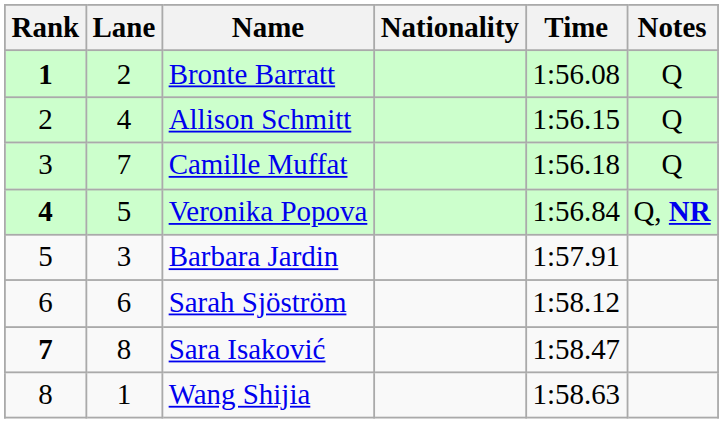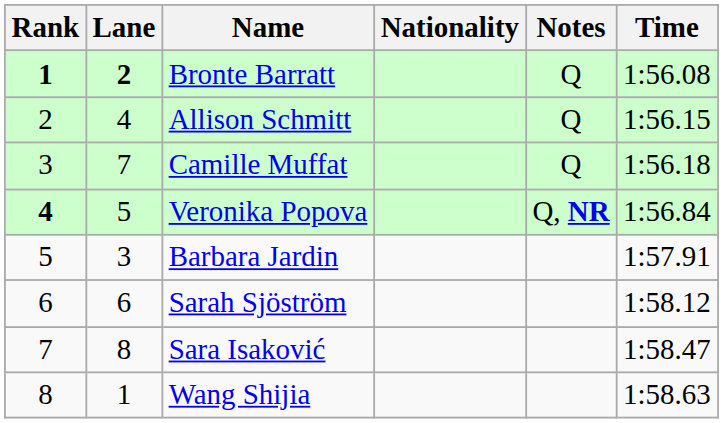columns swapped: (576, 27) <-> (672, 27)
(124, 73) normal -> (124, 73) bold
(45, 348) bold -> (45, 348) normal
